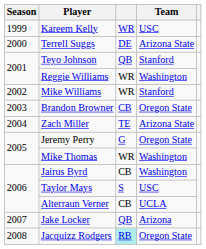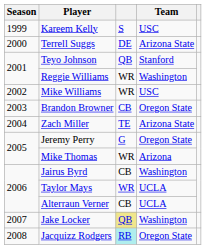(126, 28) WR -> (121, 28) S
(156, 92) Stanford -> (149, 92) USC
(163, 156) Washington -> (155, 156) Arizona
(121, 188) S -> (126, 188) WR
(149, 188) USC -> (153, 188) UCLA
(125, 220) no background -> (125, 220) khaki background
(155, 220) Arizona -> (163, 220) Washington
